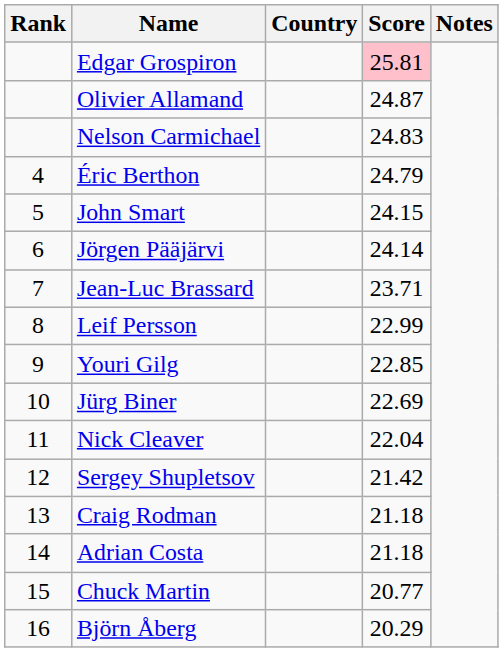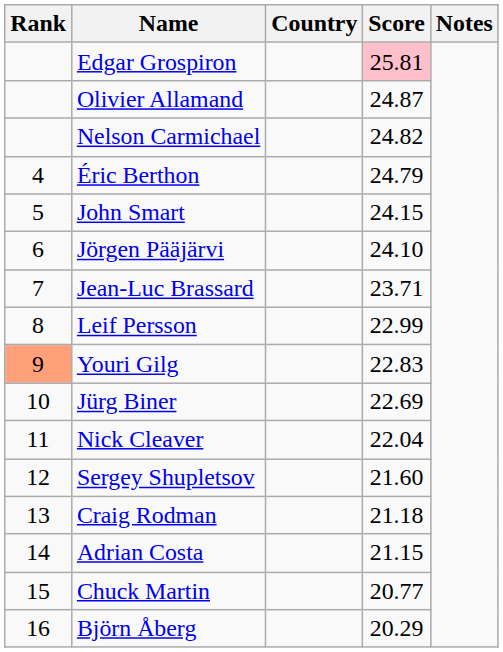(397, 136) 24.83 -> (397, 136) 24.82
(397, 250) 24.14 -> (397, 250) 24.10
(38, 363) no background -> (38, 363) lightsalmon background
(397, 363) 22.85 -> (397, 363) 22.83
(397, 477) 21.42 -> (397, 477) 21.60
(397, 552) 21.18 -> (397, 552) 21.15
